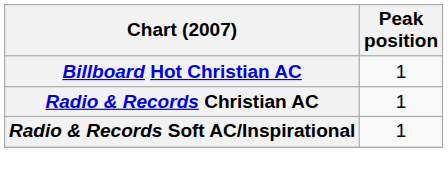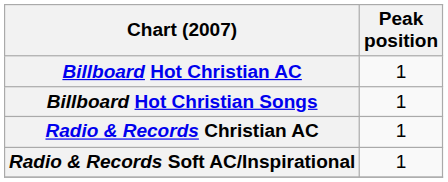+ row: (182, 101)
